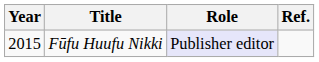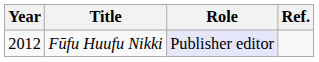(25, 43) 2015 -> (25, 43) 2012
